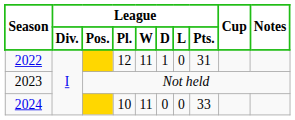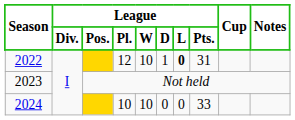(146, 60) 11 -> (146, 60) 10
(181, 60) normal -> (181, 60) bold
(146, 104) 11 -> (146, 104) 10
